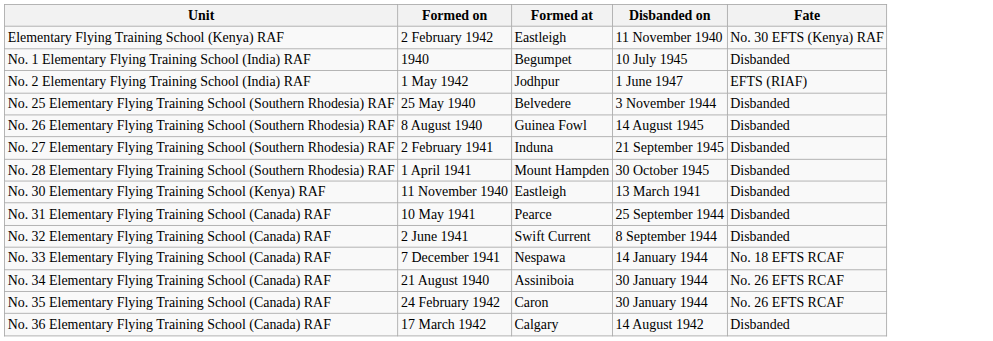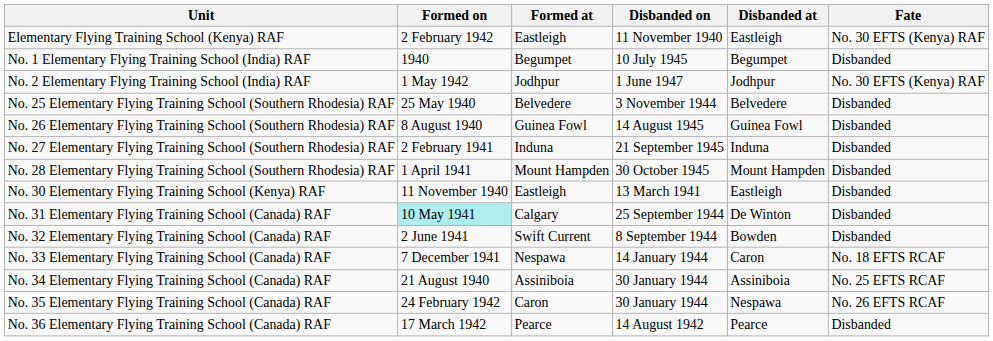+ column: (778, 15)
(769, 81) EFTS (RIAF) -> (908, 81) No. 30 EFTS (Kenya) RAF
(438, 214) no background -> (438, 214) paleturquoise background
(533, 214) Pearce -> (537, 214) Calgary
(787, 280) No. 26 EFTS RCAF -> (888, 280) No. 25 EFTS RCAF
(537, 324) Calgary -> (533, 324) Pearce
